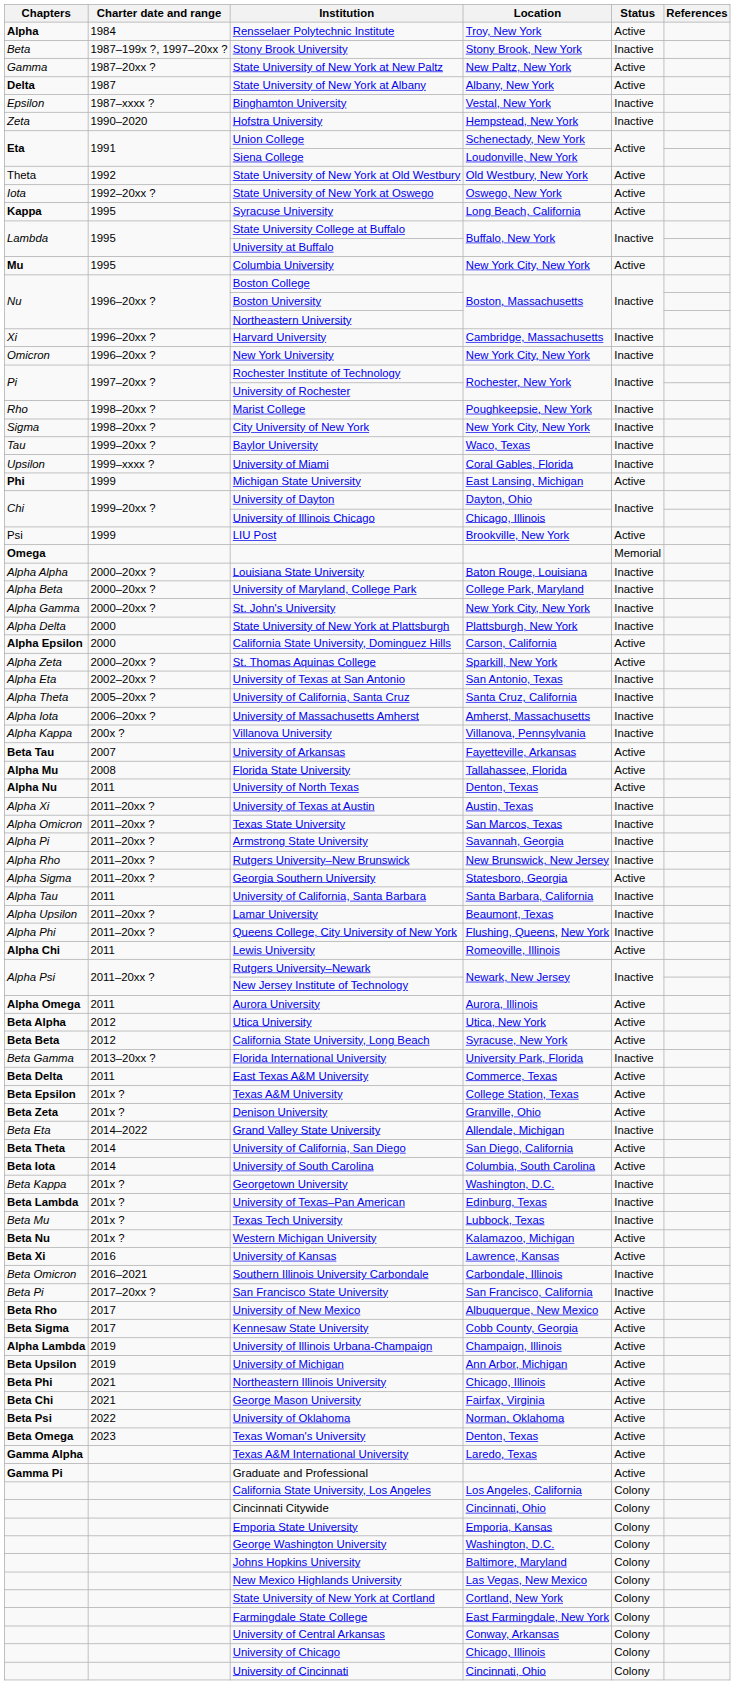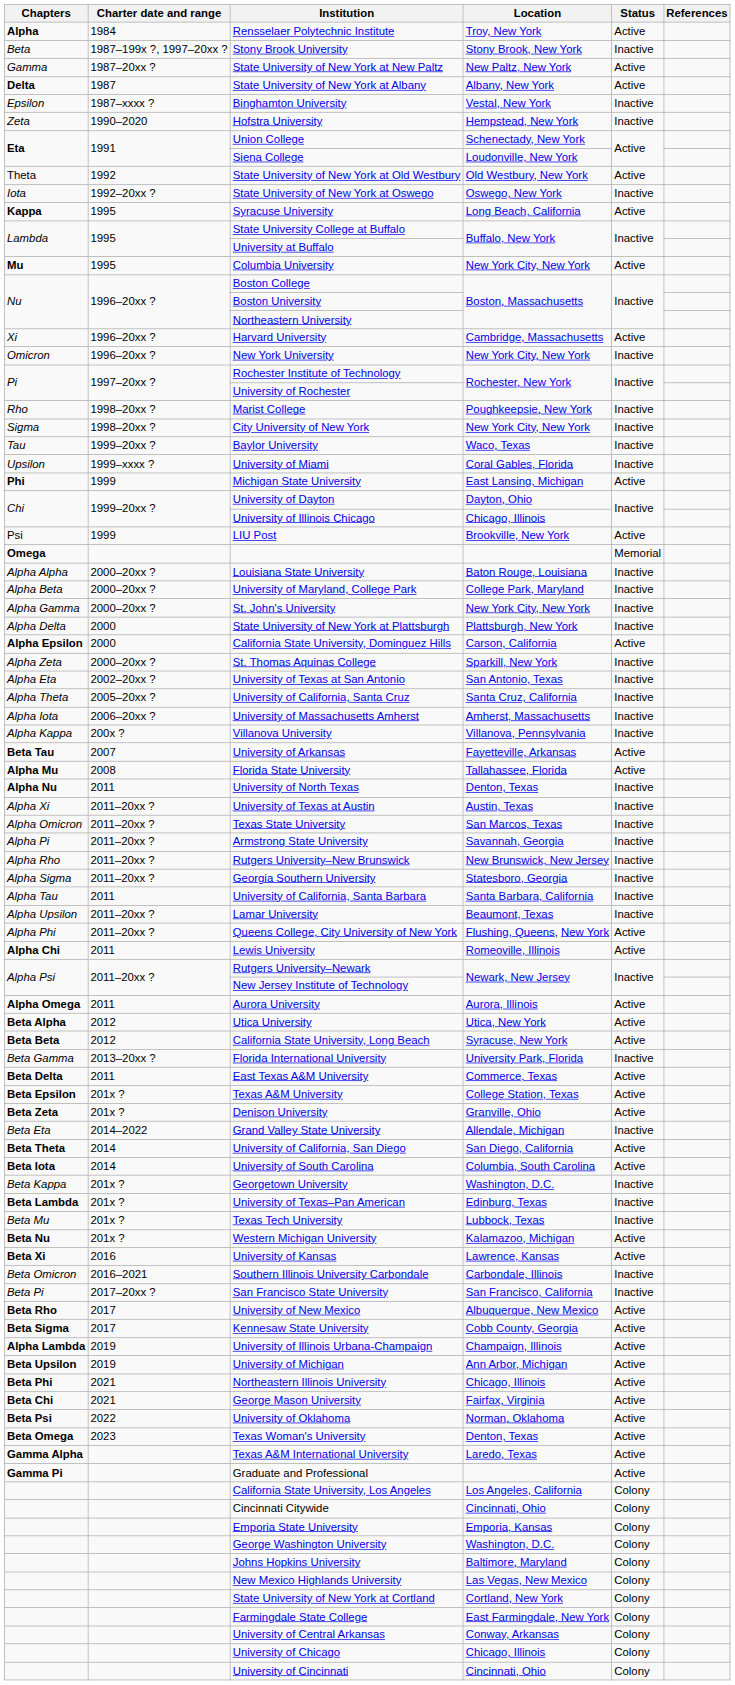(630, 193) Active -> (634, 193) Inactive
(634, 337) Inactive -> (630, 337) Active
(630, 662) Active -> (634, 662) Inactive
(630, 788) Active -> (634, 788) Inactive
(630, 878) Active -> (634, 878) Inactive
(634, 932) Inactive -> (630, 932) Active
